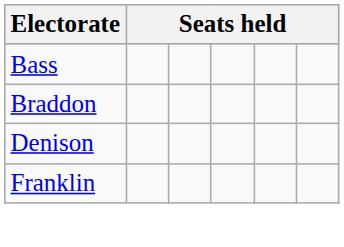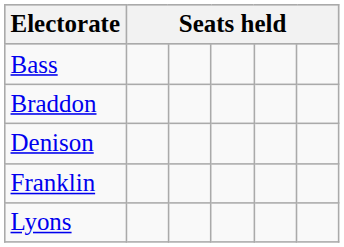+ row: (41, 222)
